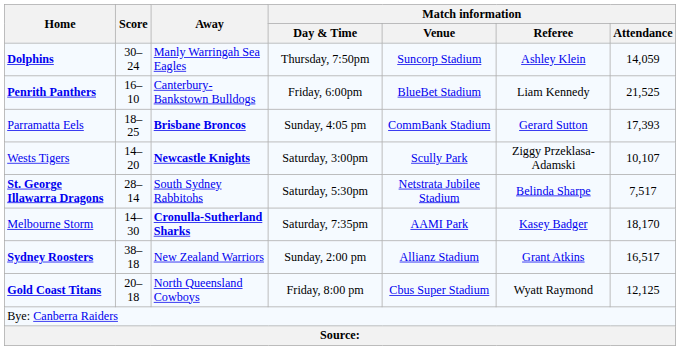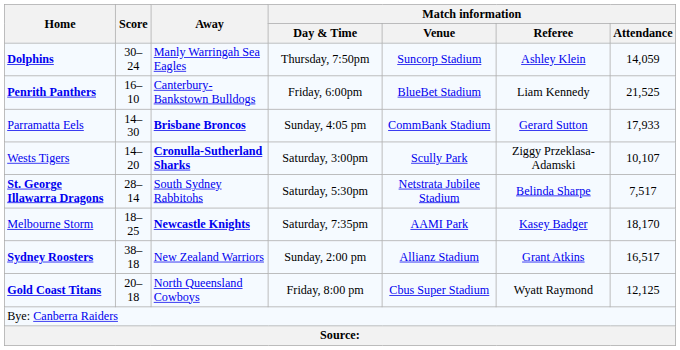(133, 125) 18–25 -> (133, 125) 14–30
(643, 125) 17,393 -> (643, 125) 17,933
(202, 158) Newcastle Knights -> (208, 158) Cronulla-Sutherland Sharks
(133, 224) 14–30 -> (133, 224) 18–25
(208, 224) Cronulla-Sutherland Sharks -> (202, 224) Newcastle Knights
